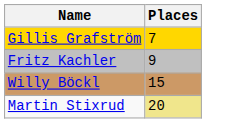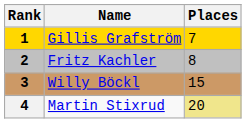+ column: (25, 16)
(152, 61) 9 -> (192, 61) 8
